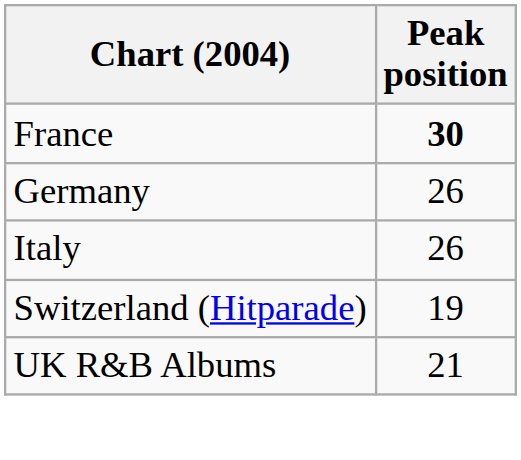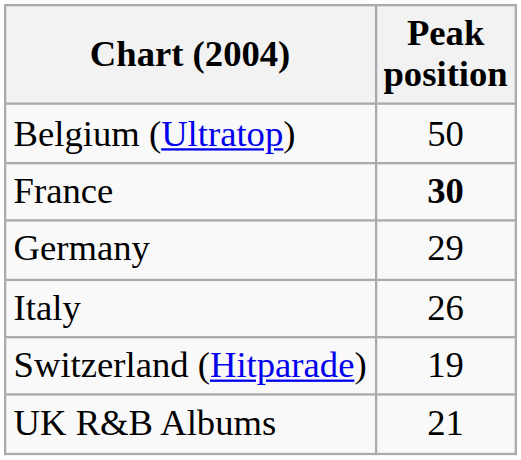+ row: (155, 132)
(446, 190) 26 -> (446, 249) 29
